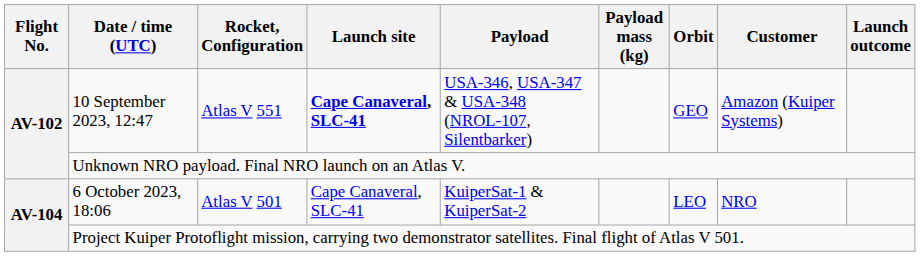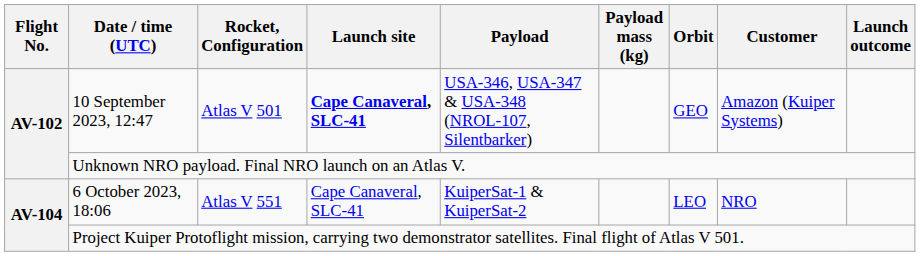(242, 110) Atlas V 551 -> (242, 110) Atlas V 501
(242, 201) Atlas V 501 -> (242, 201) Atlas V 551
